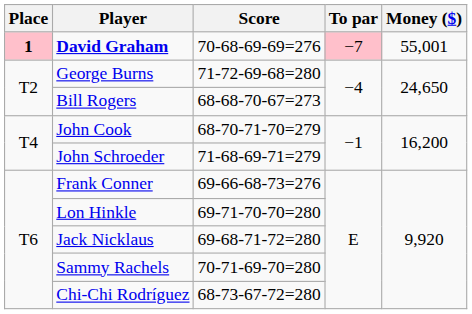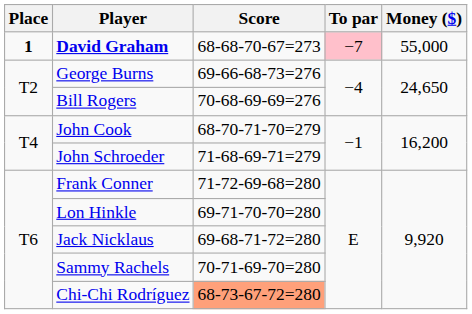(28, 45) pink background -> (28, 45) no background
(259, 45) 70-68-69-69=276 -> (259, 45) 68-68-70-67=273
(424, 45) 55,001 -> (424, 45) 55,000
(259, 73) 71-72-69-68=280 -> (259, 73) 69-66-68-73=276
(259, 101) 68-68-70-67=273 -> (259, 101) 70-68-69-69=276
(259, 184) 69-66-68-73=276 -> (259, 184) 71-72-69-68=280
(259, 294) no background -> (259, 294) lightsalmon background
